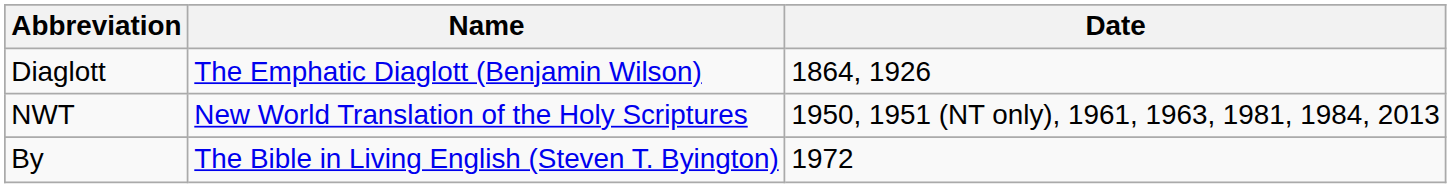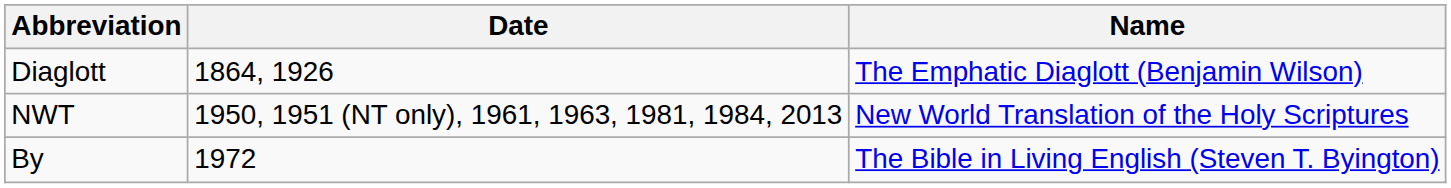columns swapped: (487, 26) <-> (1116, 26)
